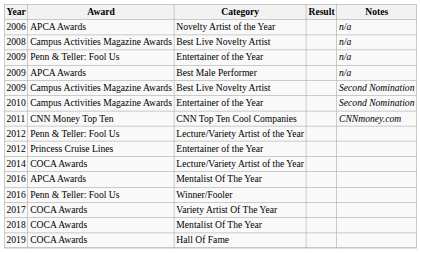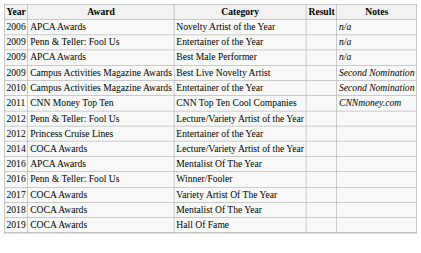- row: (16, 42)
